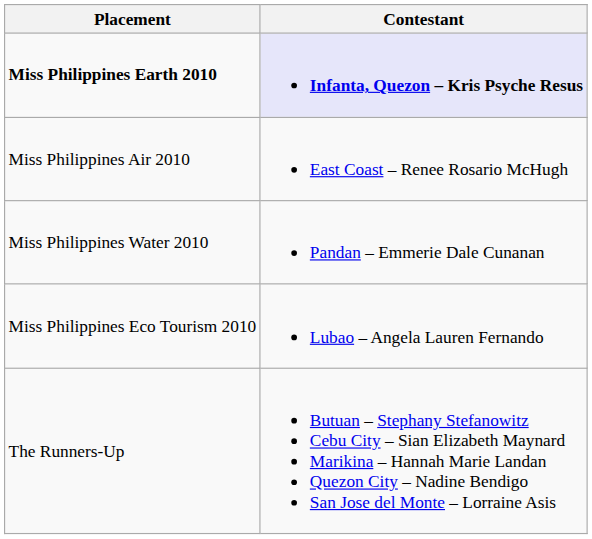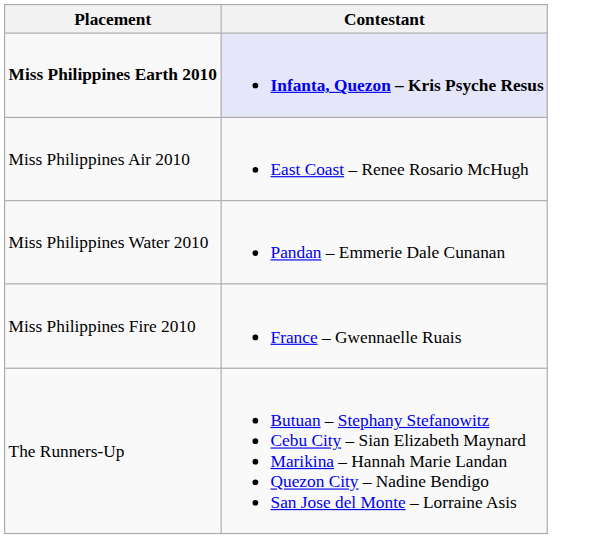+ row: (102, 326)
- row: (132, 326)
